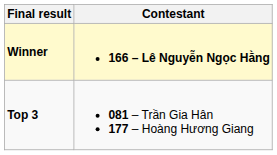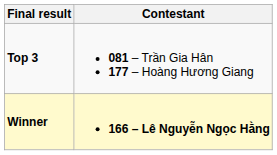rows swapped: (27, 52) <-> (23, 115)
